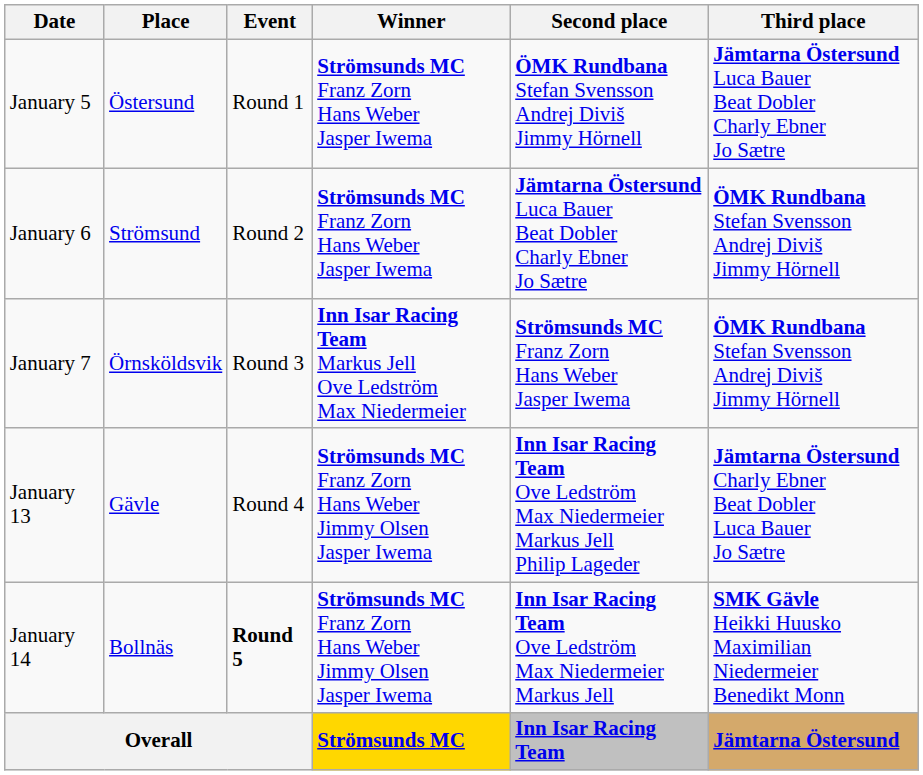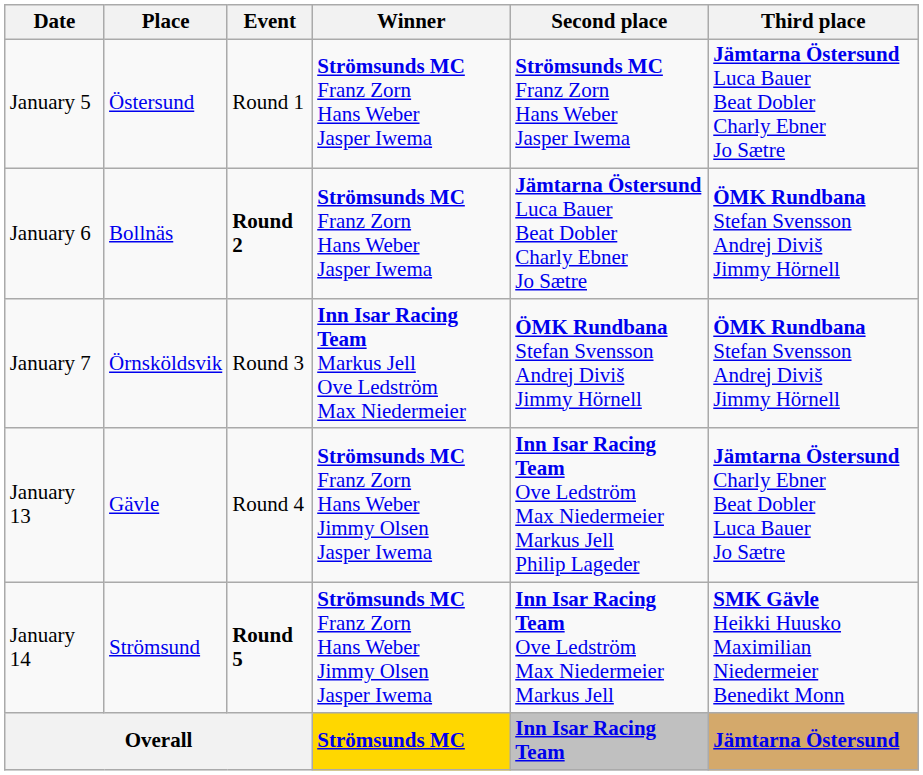(591, 103) ÖMK Rundbana Stefan Svensson Andrej Diviš Jimmy Hörnell -> (589, 103) Strömsunds MC Franz Zorn Hans Weber Jasper Iwema
(155, 233) Strömsund -> (141, 233) Bollnäs
(268, 233) normal -> (262, 233) bold
(589, 363) Strömsunds MC Franz Zorn Hans Weber Jasper Iwema -> (591, 363) ÖMK Rundbana Stefan Svensson Andrej Diviš Jimmy Hörnell
(141, 646) Bollnäs -> (155, 646) Strömsund
